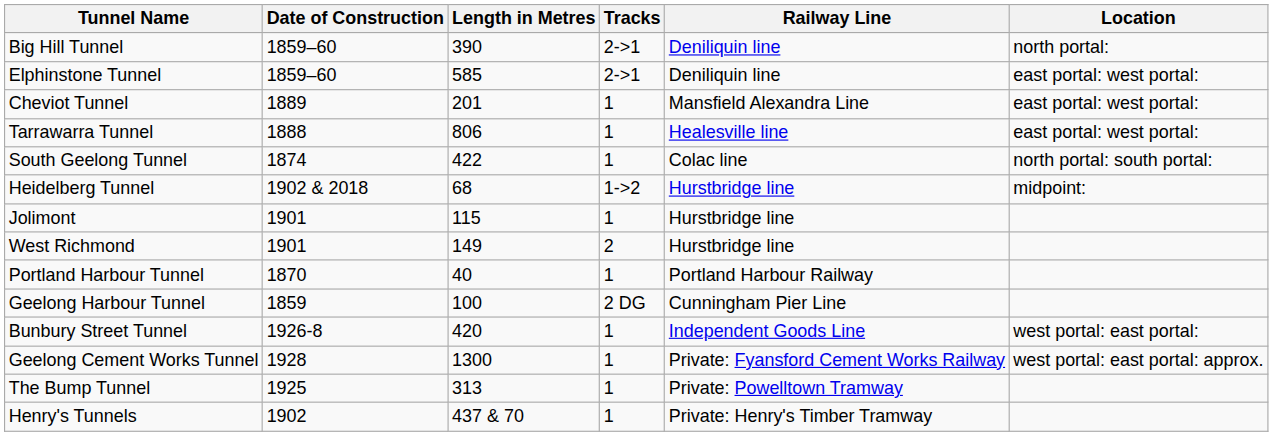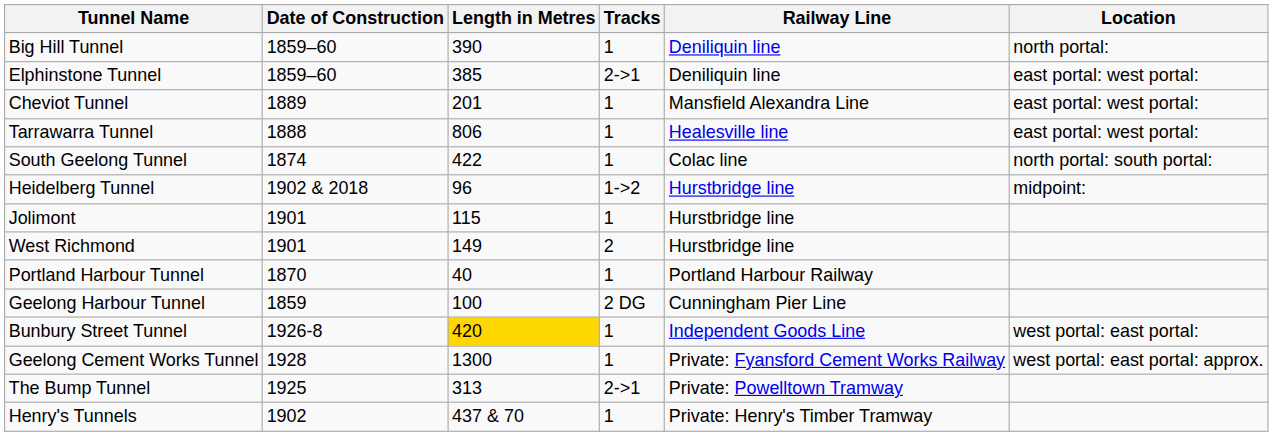(622, 47) 2->1 -> (609, 47) 1
(467, 75) 585 -> (467, 75) 385
(462, 189) 68 -> (462, 189) 96
(467, 331) no background -> (467, 331) gold background
(609, 388) 1 -> (622, 388) 2->1
